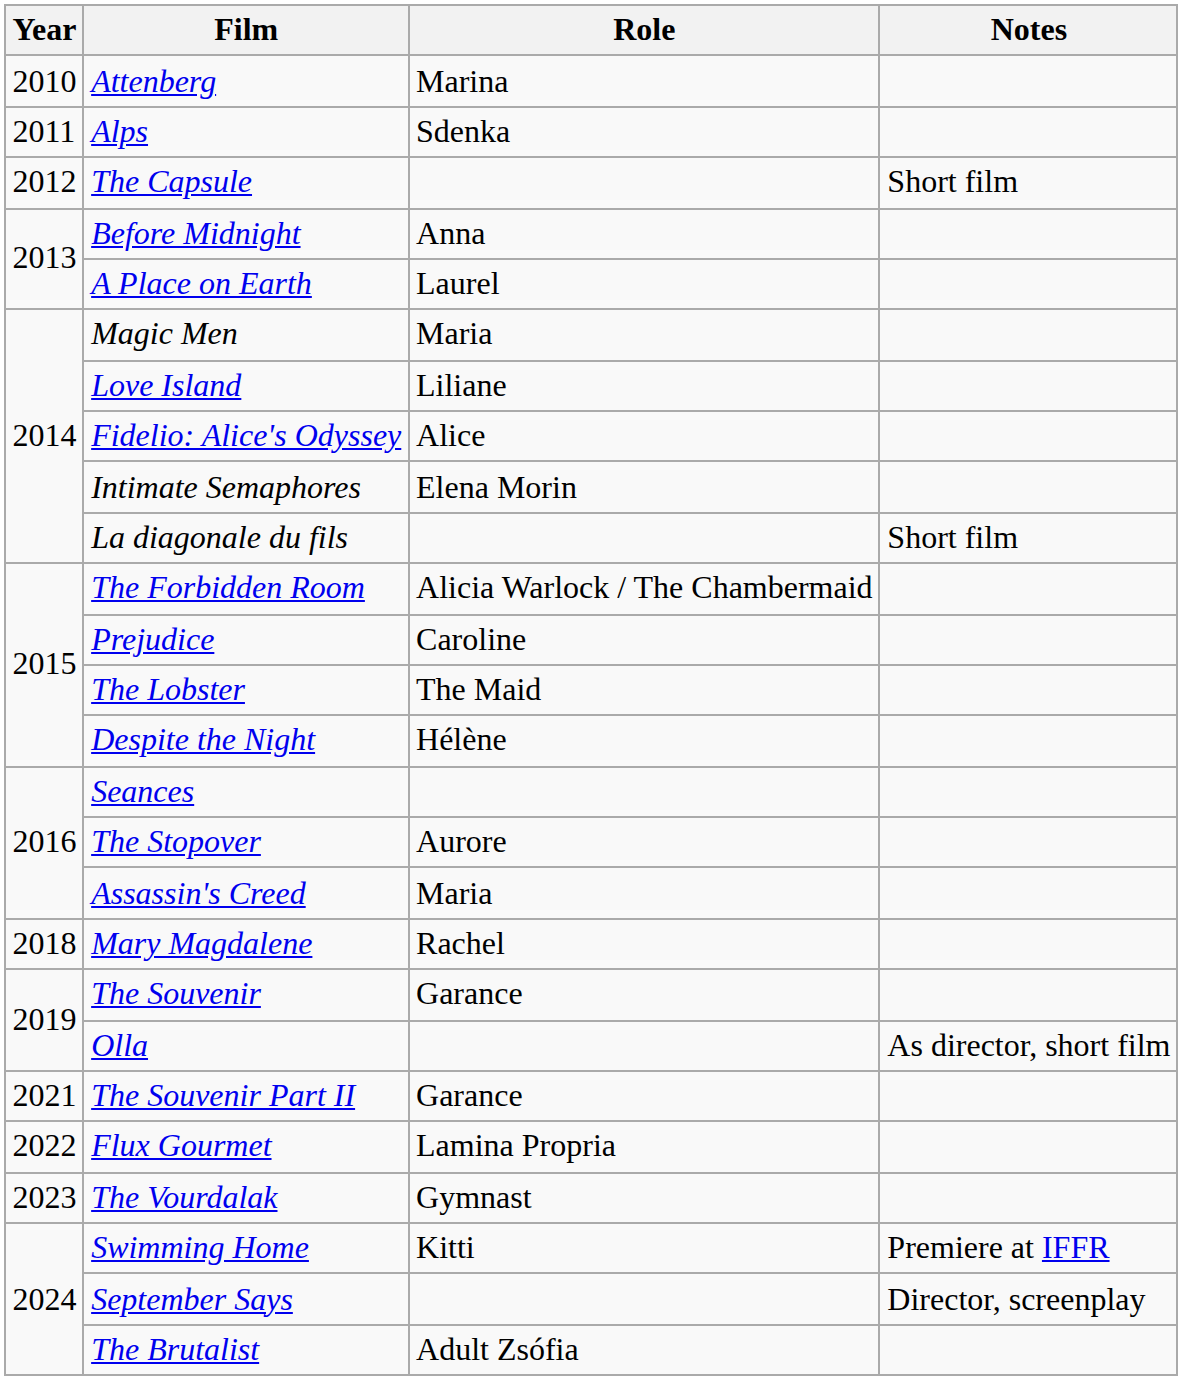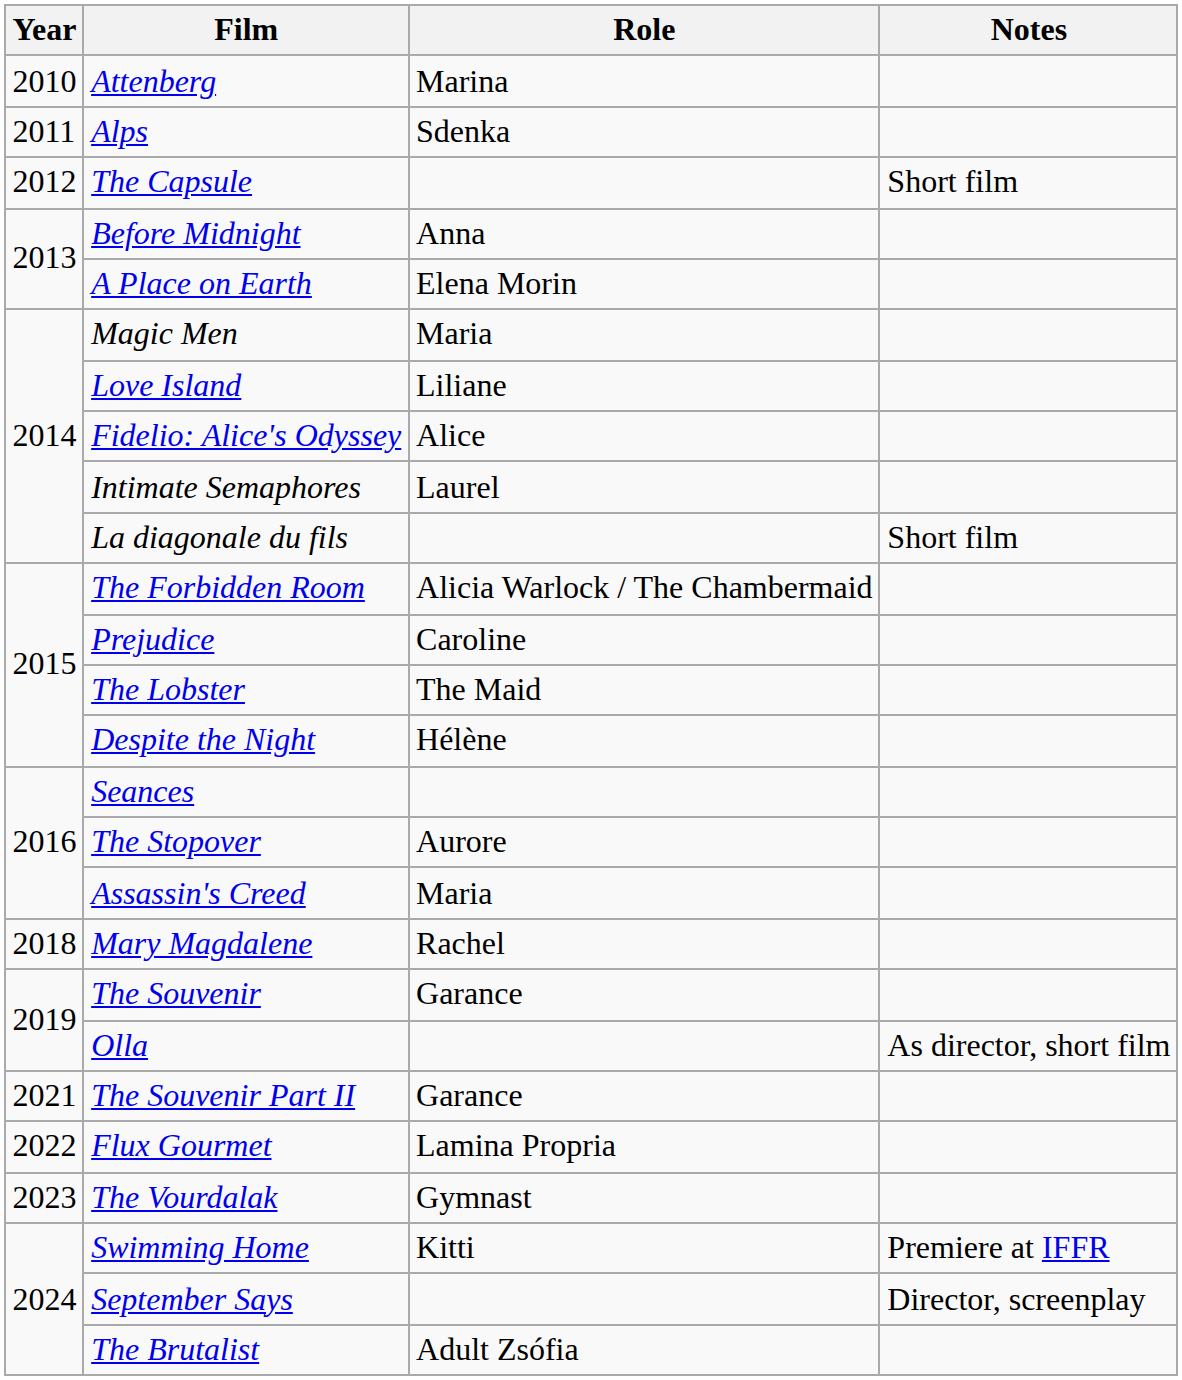(458, 283) Laurel -> (496, 283) Elena Morin
(496, 486) Elena Morin -> (458, 486) Laurel
